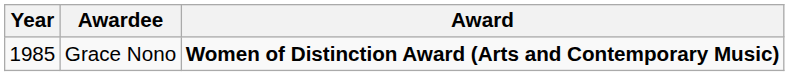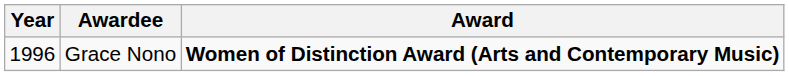(32, 53) 1985 -> (32, 53) 1996
